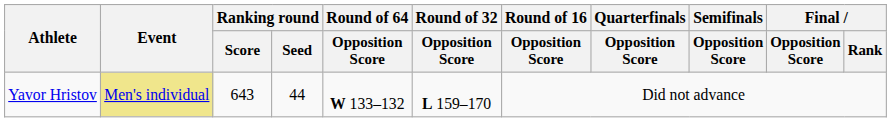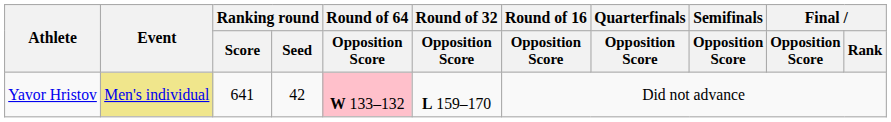(242, 94) 643 -> (242, 94) 641
(297, 94) 44 -> (297, 94) 42
(367, 104) no background -> (367, 104) pink background
